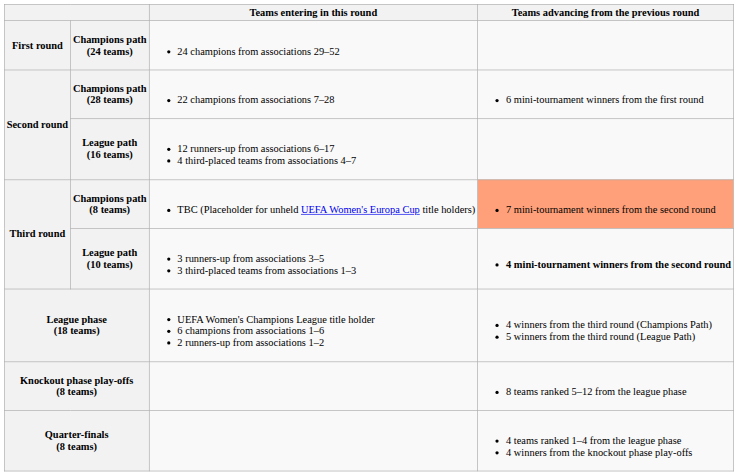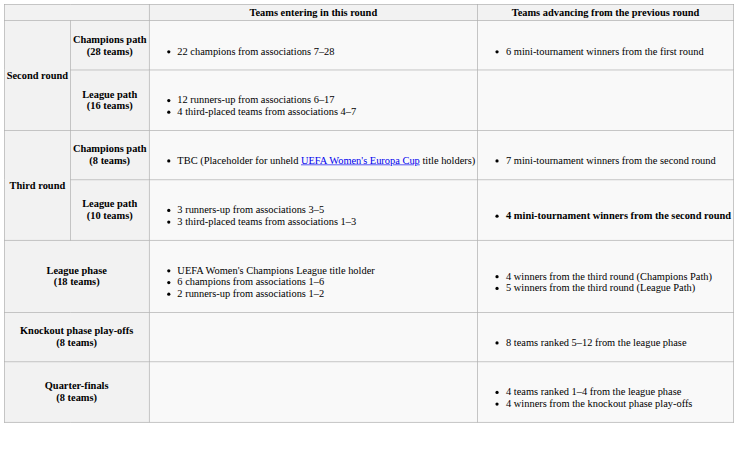- row: (110, 45)
(606, 210) lightsalmon background -> (606, 161) no background
